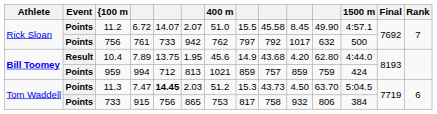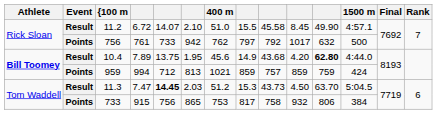(79, 27) Points -> (79, 27) Result
(193, 27) 2.07 -> (193, 27) 2.10
(327, 57) normal -> (327, 57) bold
(79, 87) Points -> (79, 87) Result
